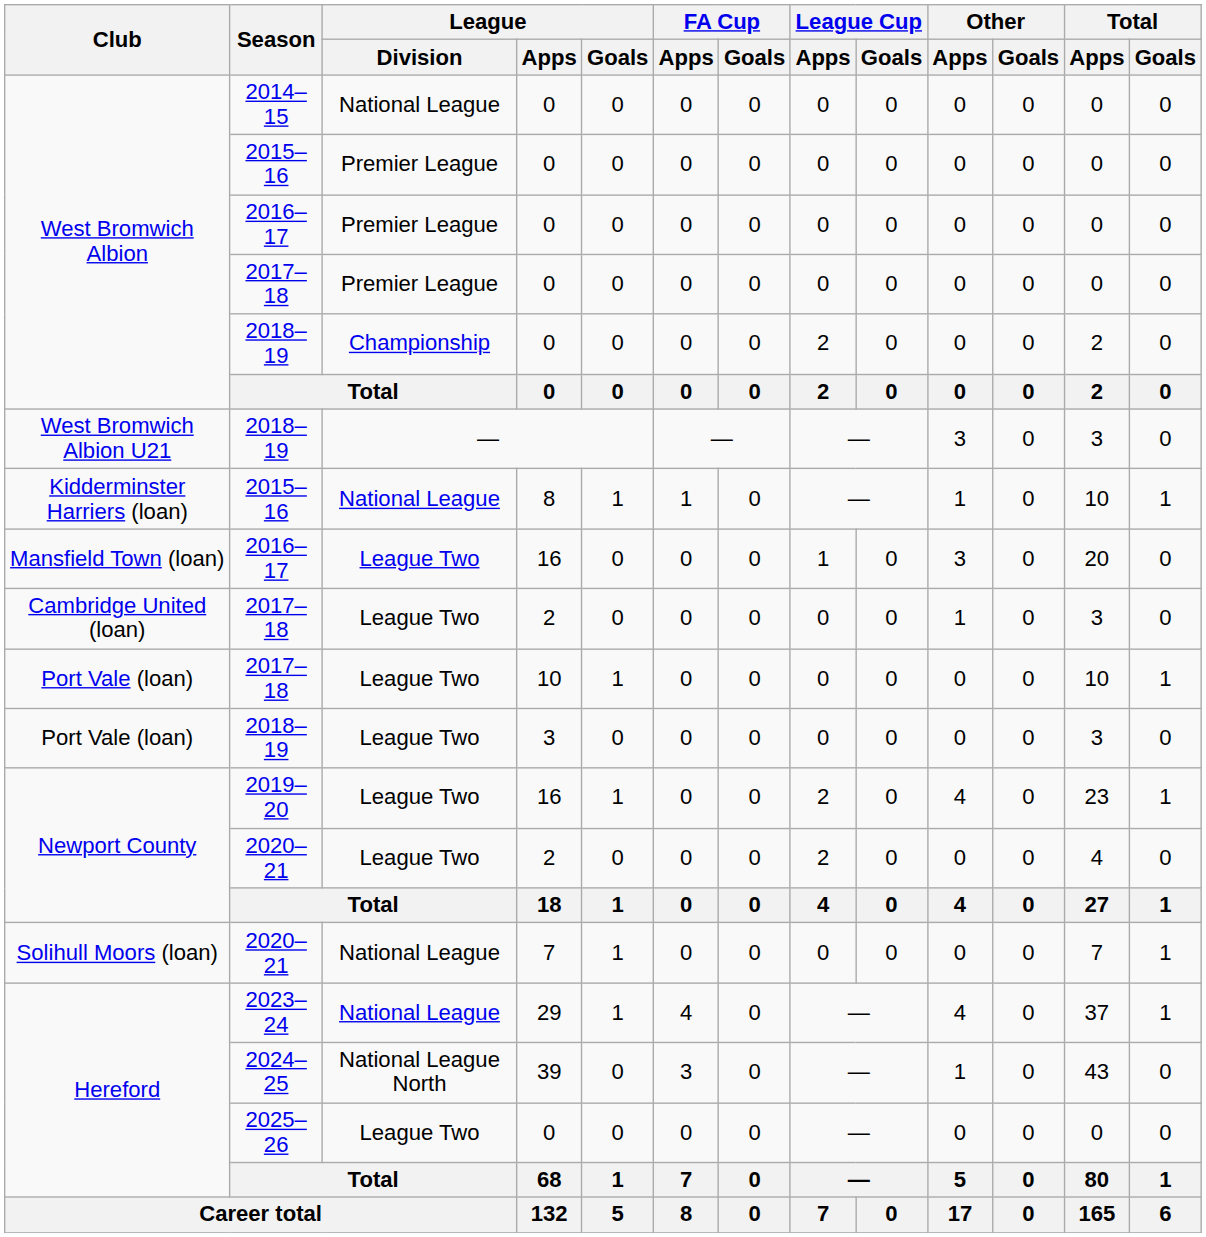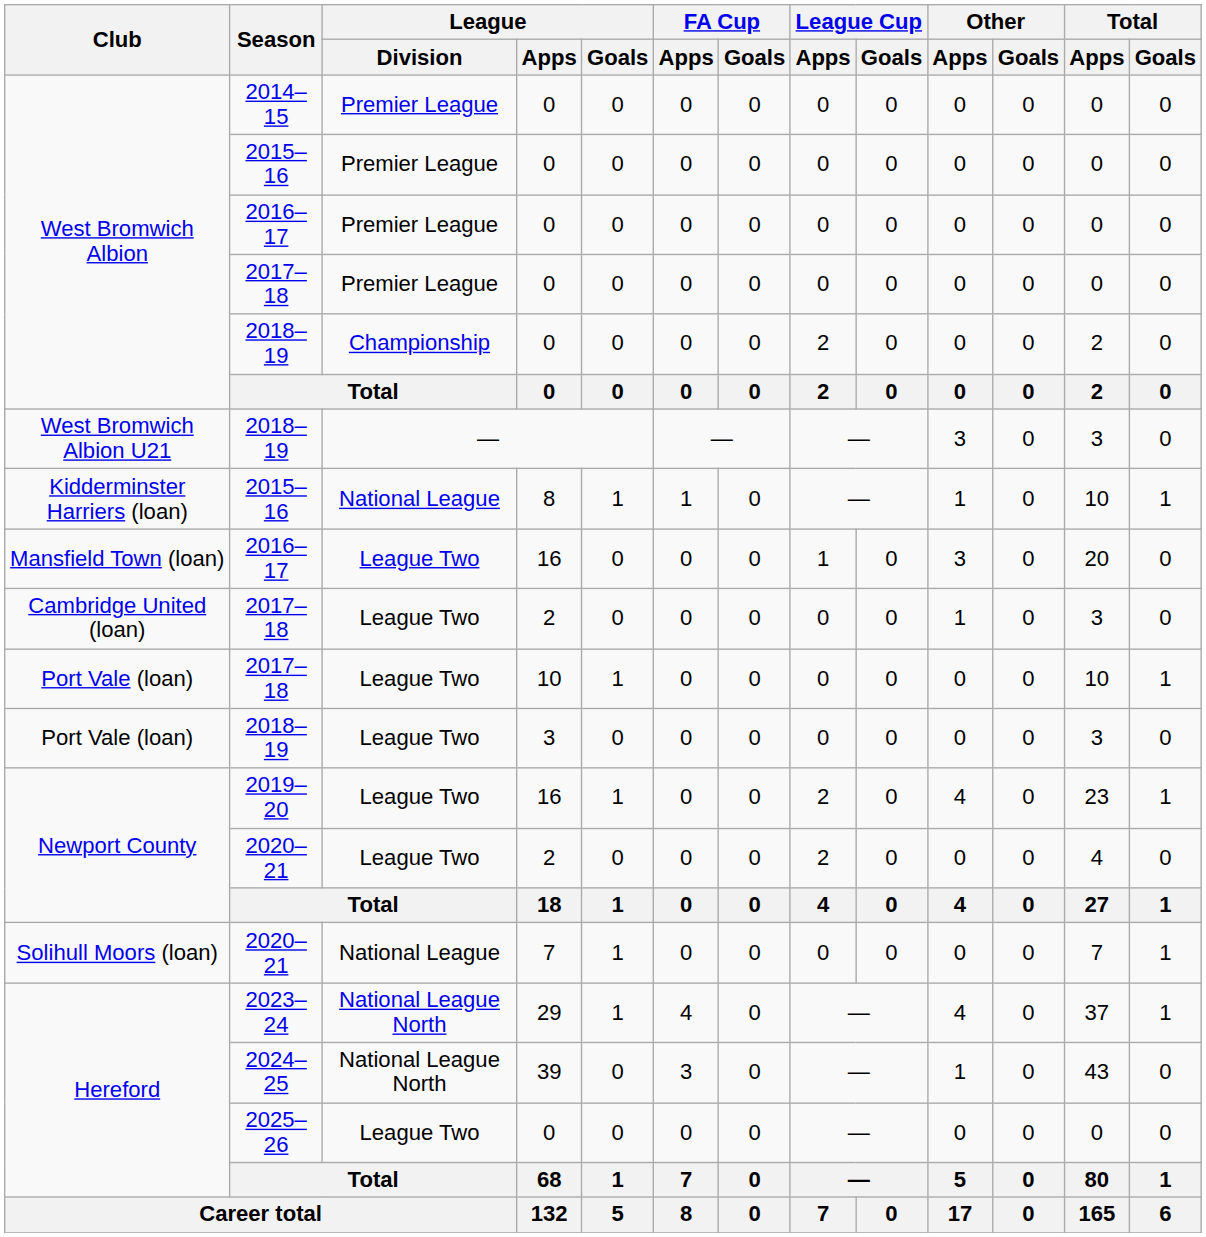(419, 104) National League -> (419, 104) Premier League
(419, 1012) National League -> (419, 1012) National League North
